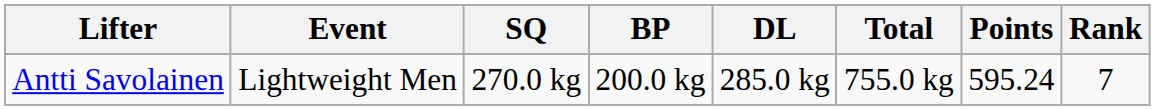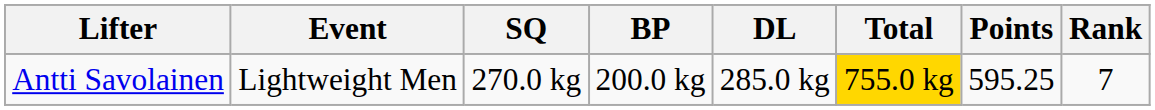(899, 79) no background -> (899, 79) gold background
(1011, 79) 595.24 -> (1011, 79) 595.25
